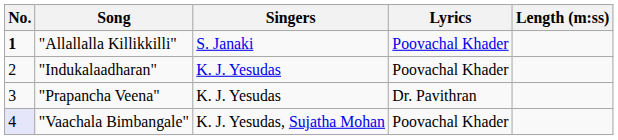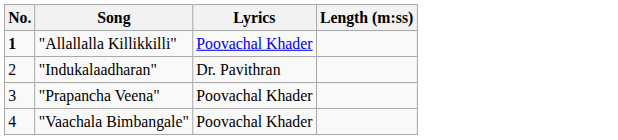- column: (291, 17)
(450, 69) Poovachal Khader -> (238, 69) Dr. Pavithran
(434, 95) Dr. Pavithran -> (254, 95) Poovachal Khader
(12, 121) lavender background -> (12, 121) no background
